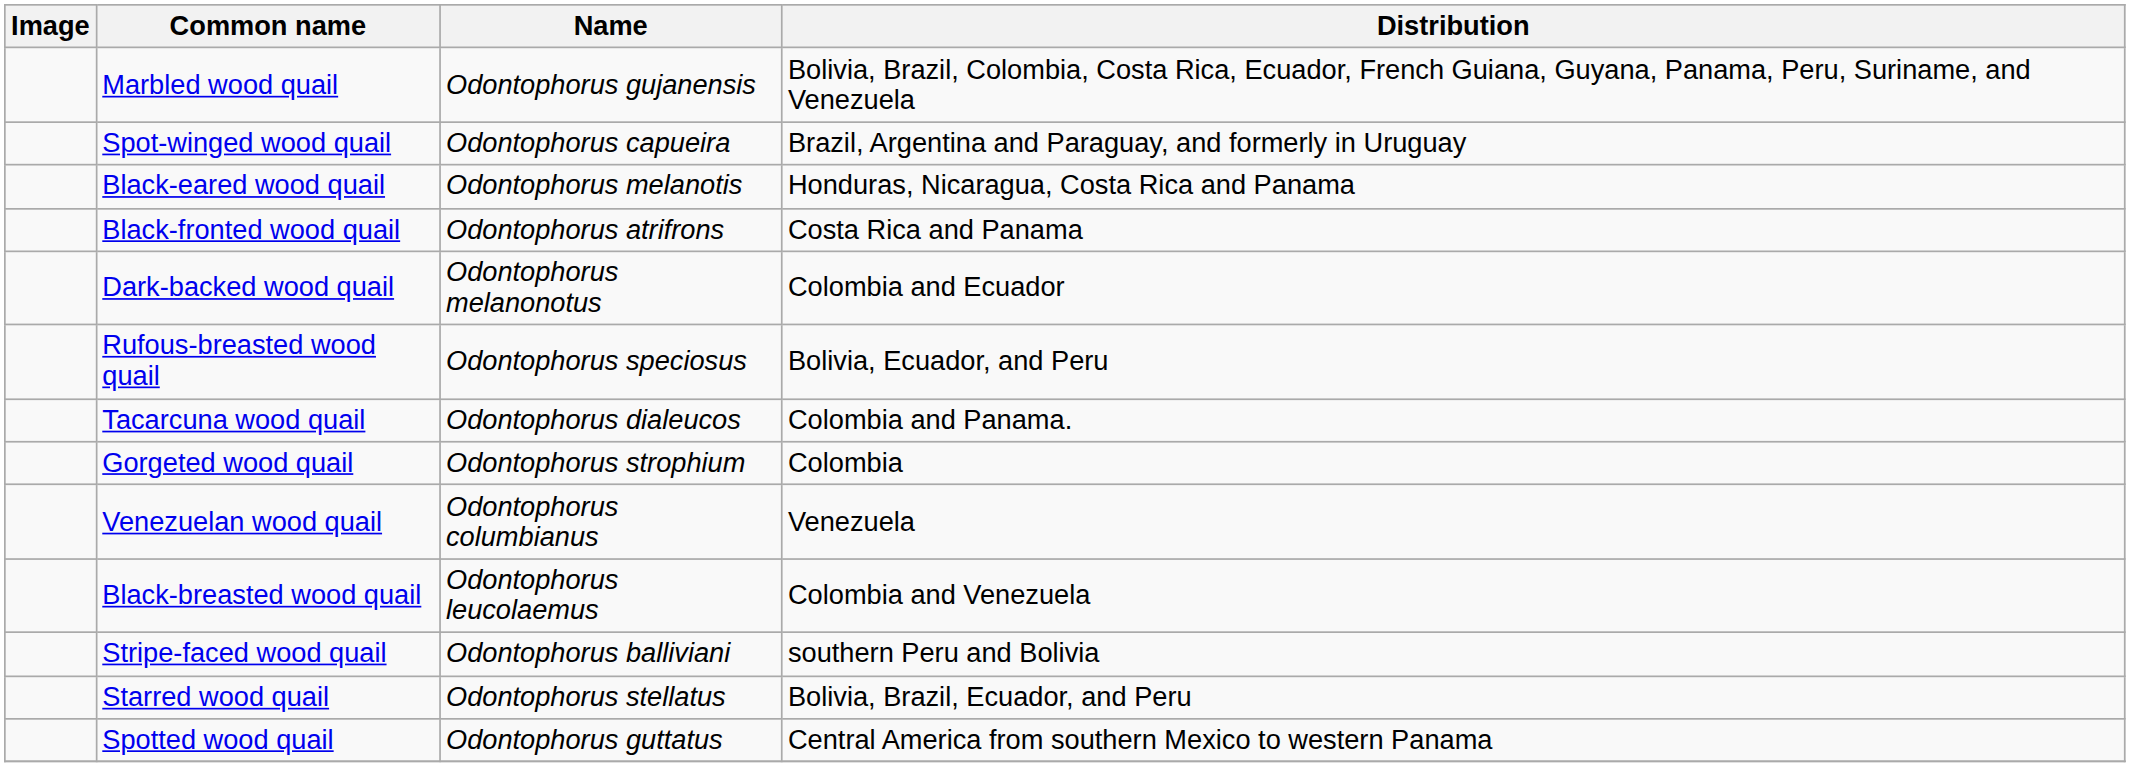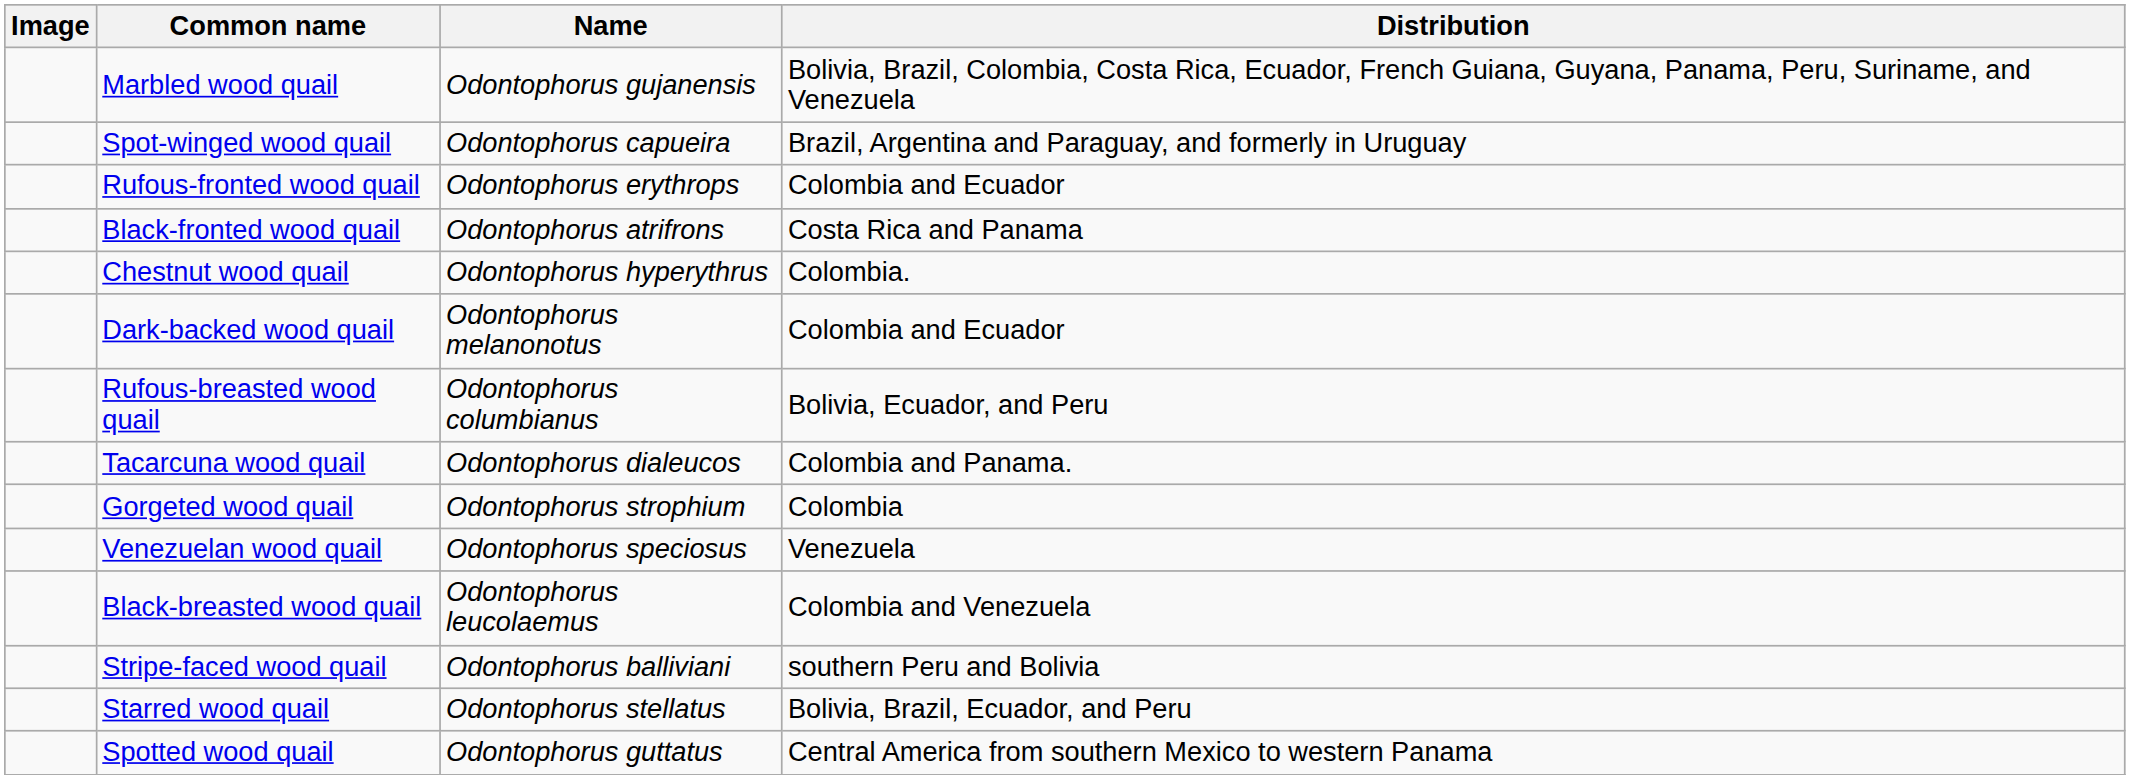- row: (244, 186)
+ row: (261, 186)
+ row: (226, 272)
(596, 361) Odontophorus speciosus -> (532, 404) Odontophorus columbianus
(532, 521) Odontophorus columbianus -> (596, 549) Odontophorus speciosus
